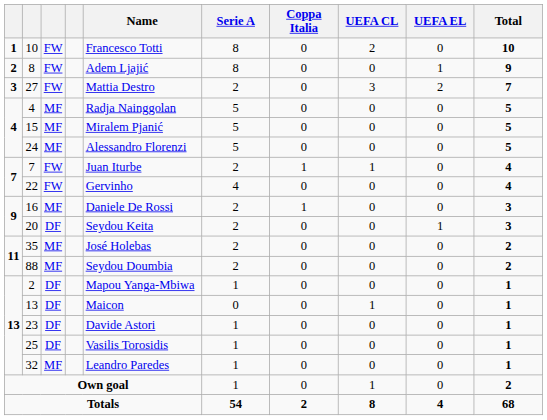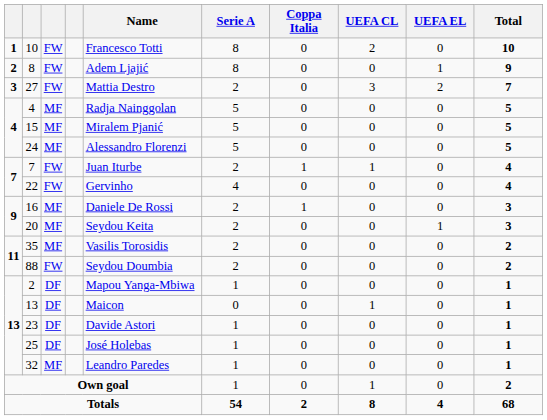(53, 226) DF -> (53, 226) MF
(118, 246) José Holebas -> (127, 246) Vasilis Torosidis
(53, 265) MF -> (53, 265) FW
(127, 345) Vasilis Torosidis -> (118, 345) José Holebas
